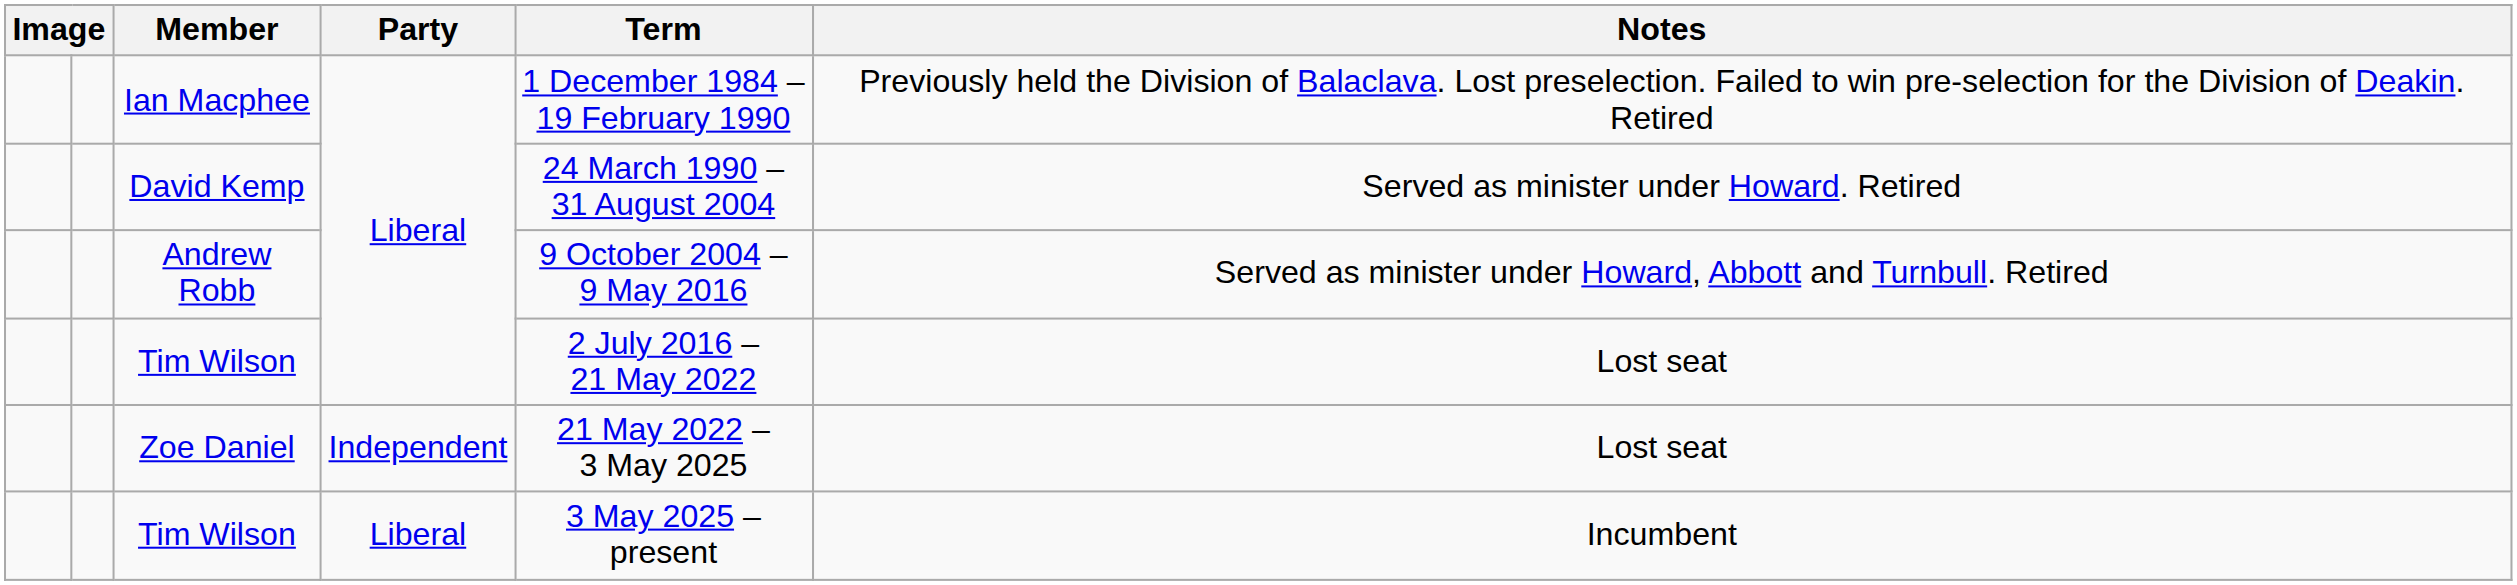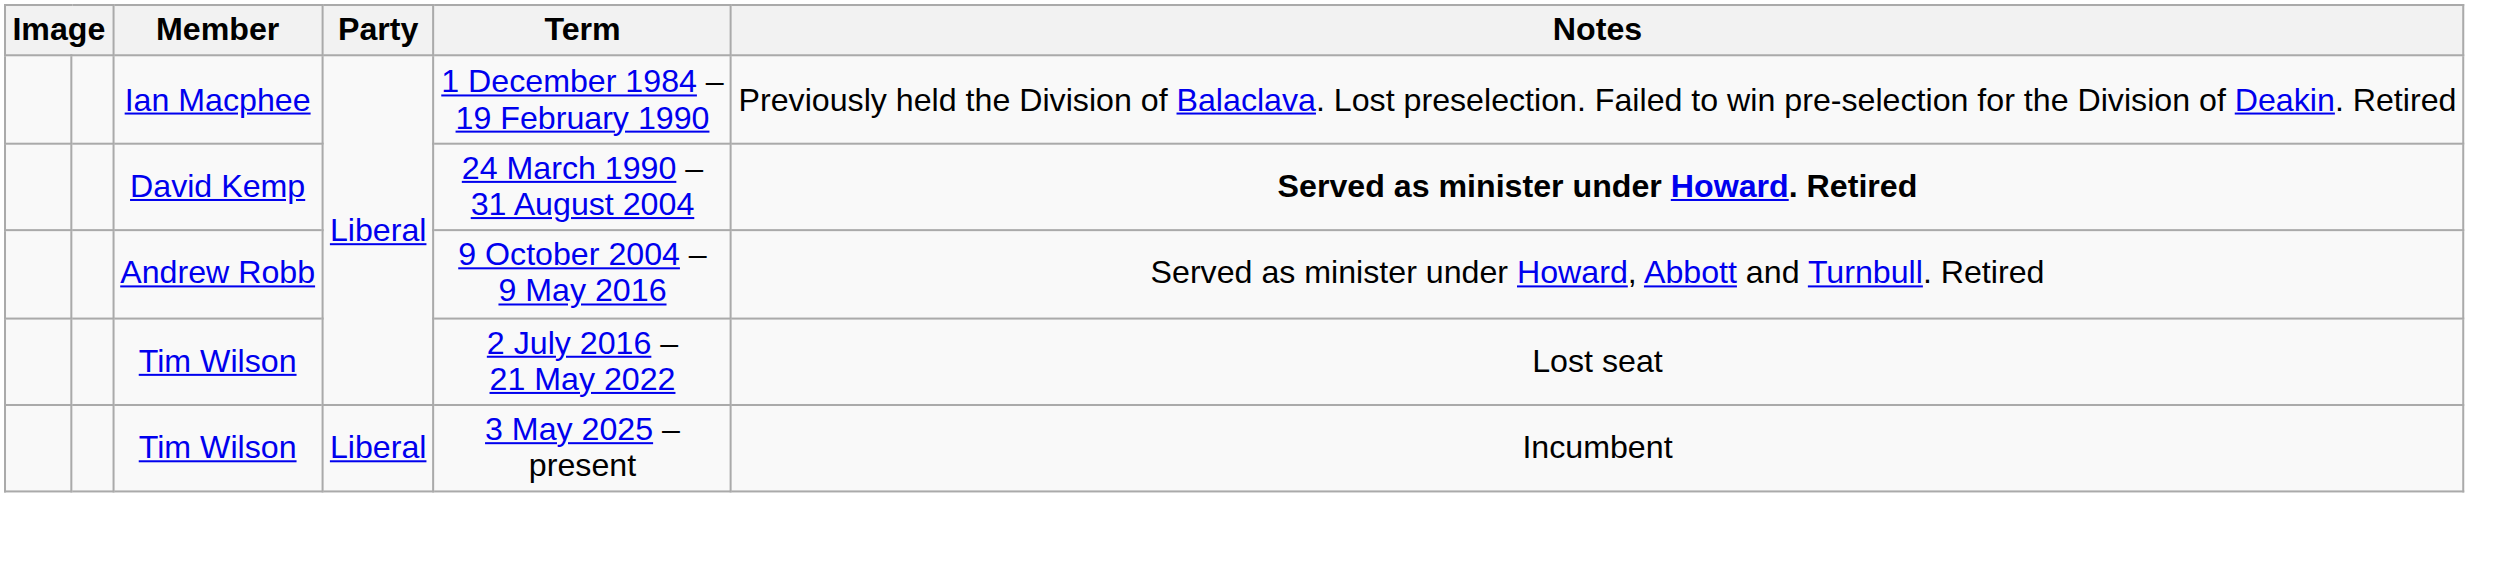(1662, 186) normal -> (1597, 186) bold
- row: (217, 447)
